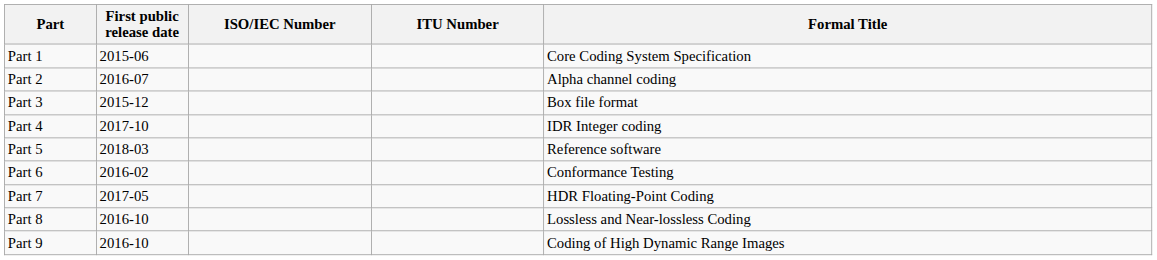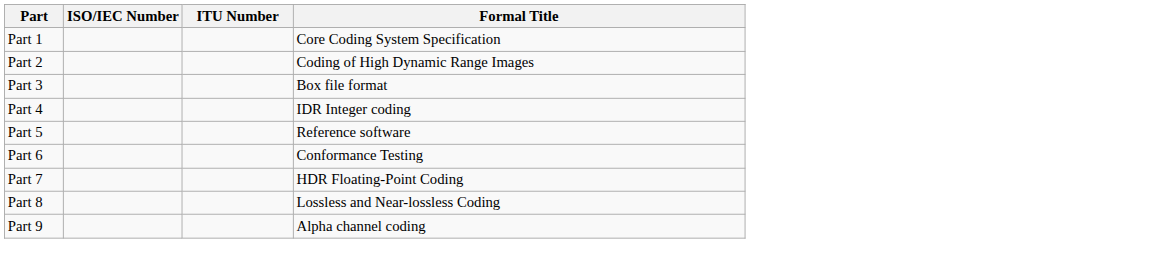- column: (142, 24)
(612, 79) Alpha channel coding -> (415, 62) Coding of High Dynamic Range Images
(666, 242) Coding of High Dynamic Range Images -> (361, 226) Alpha channel coding
